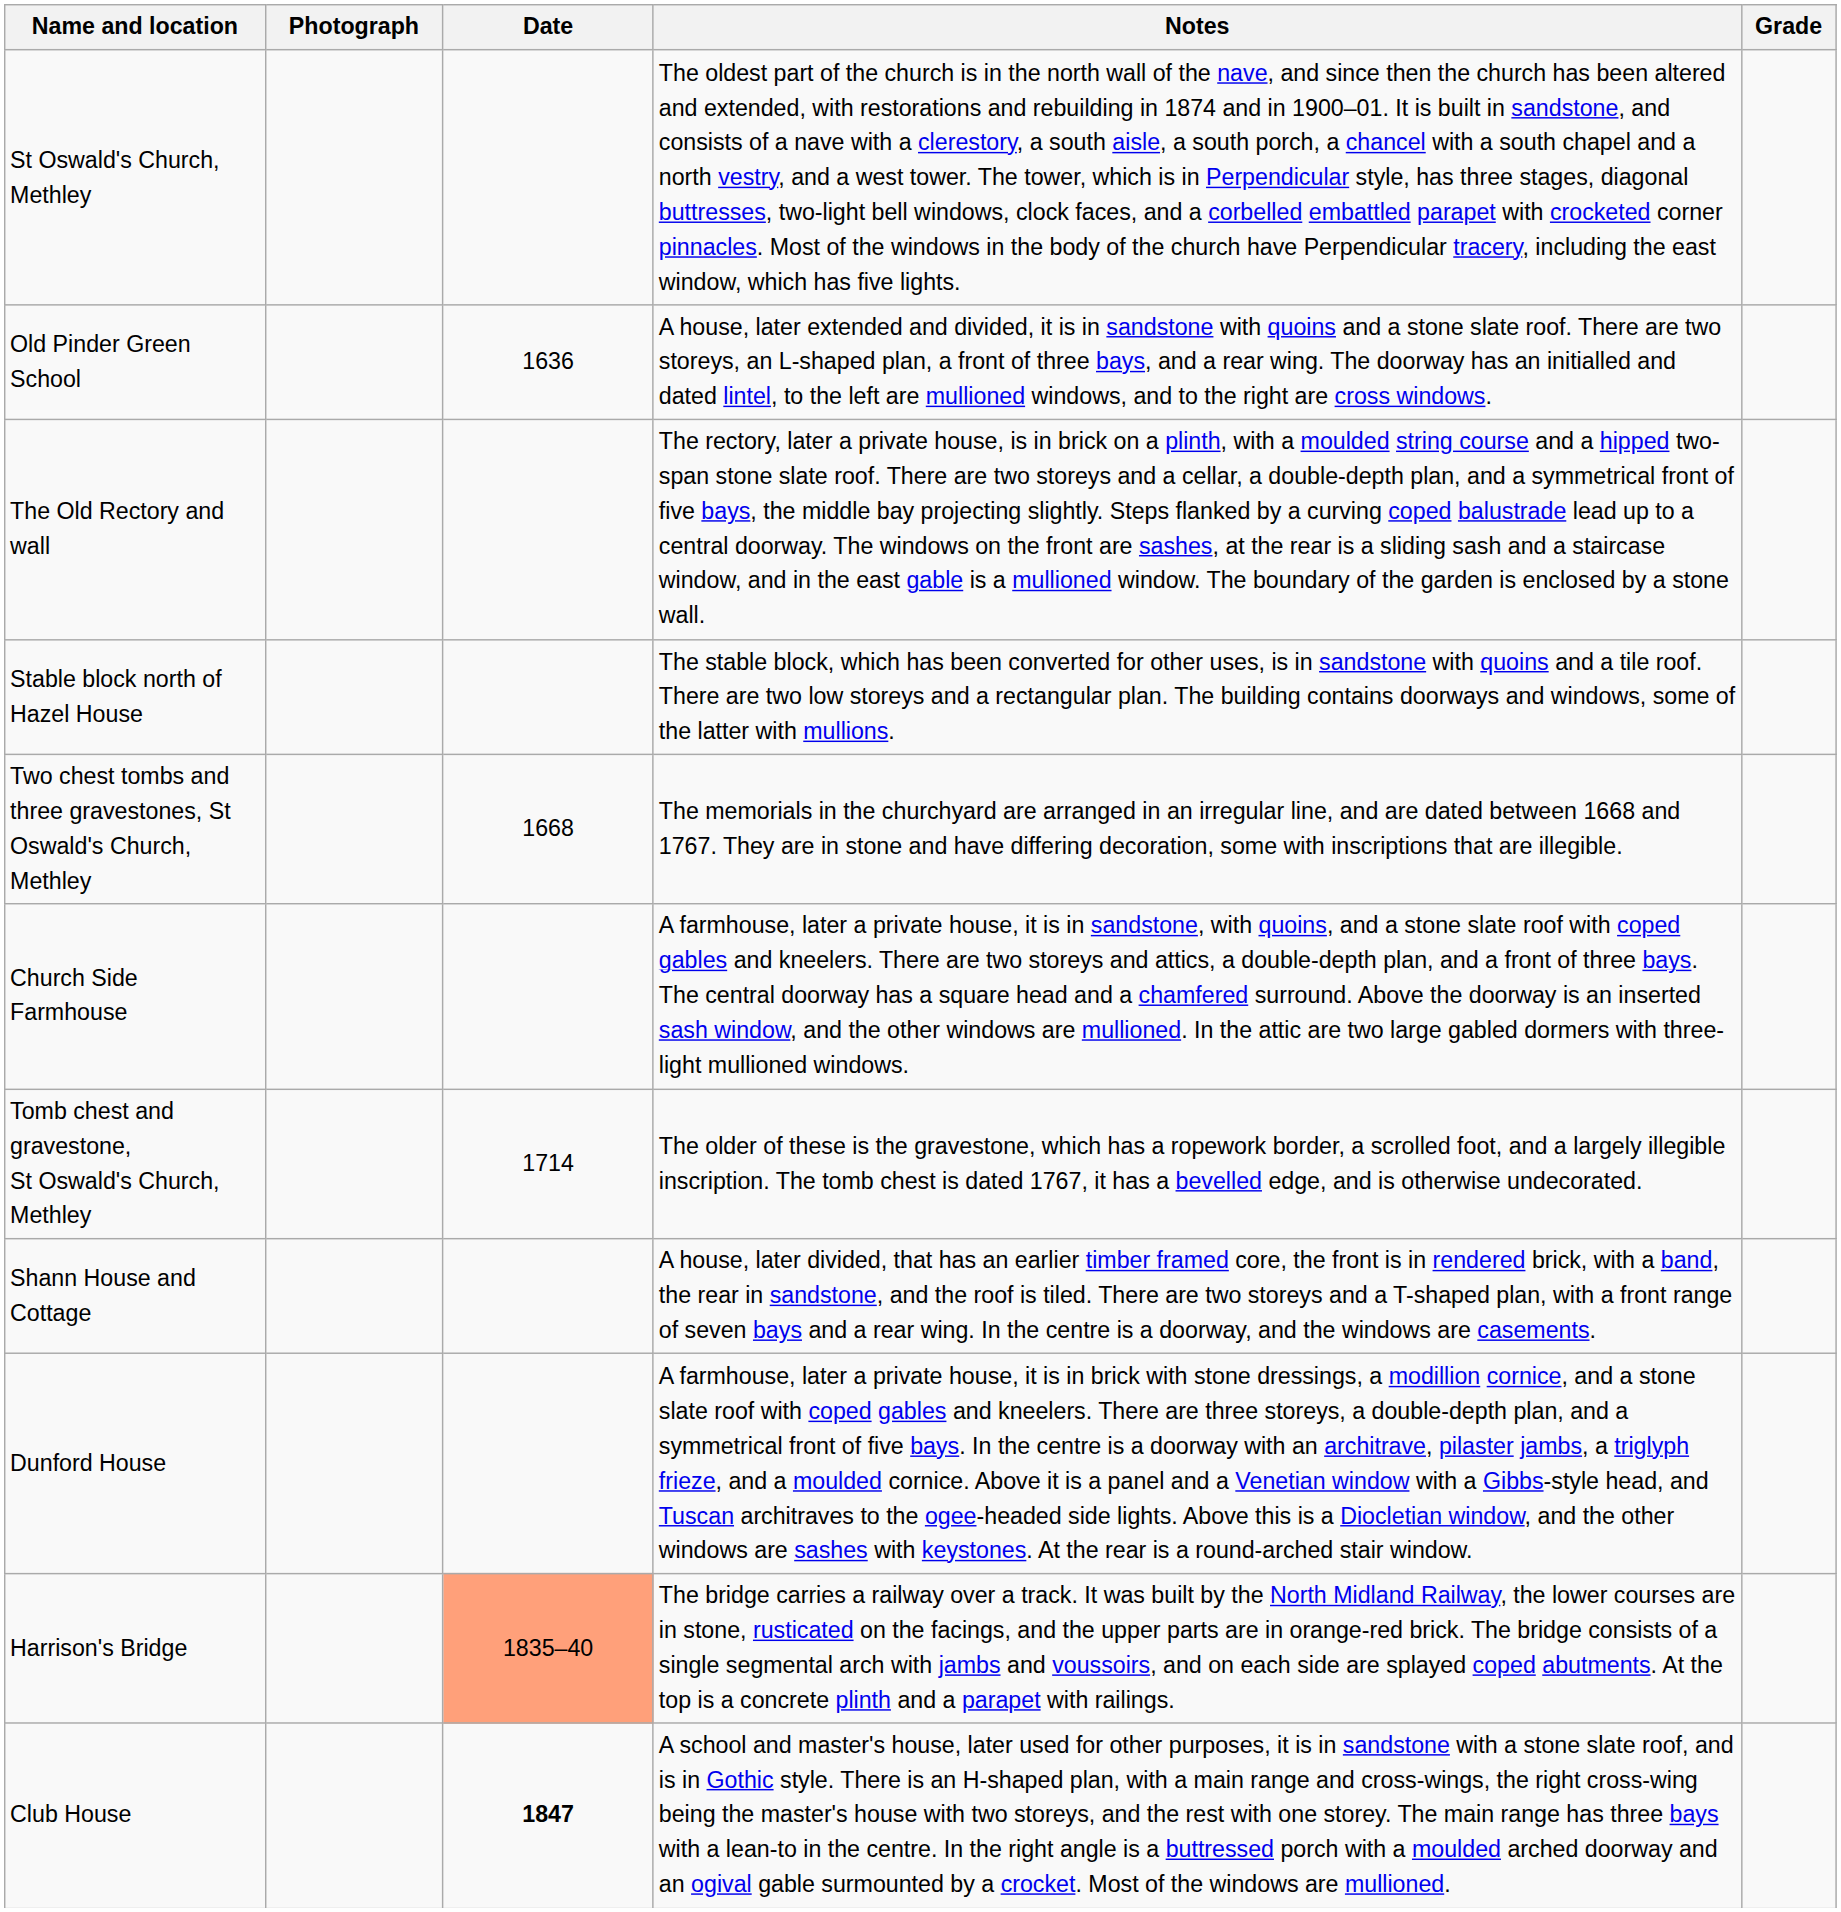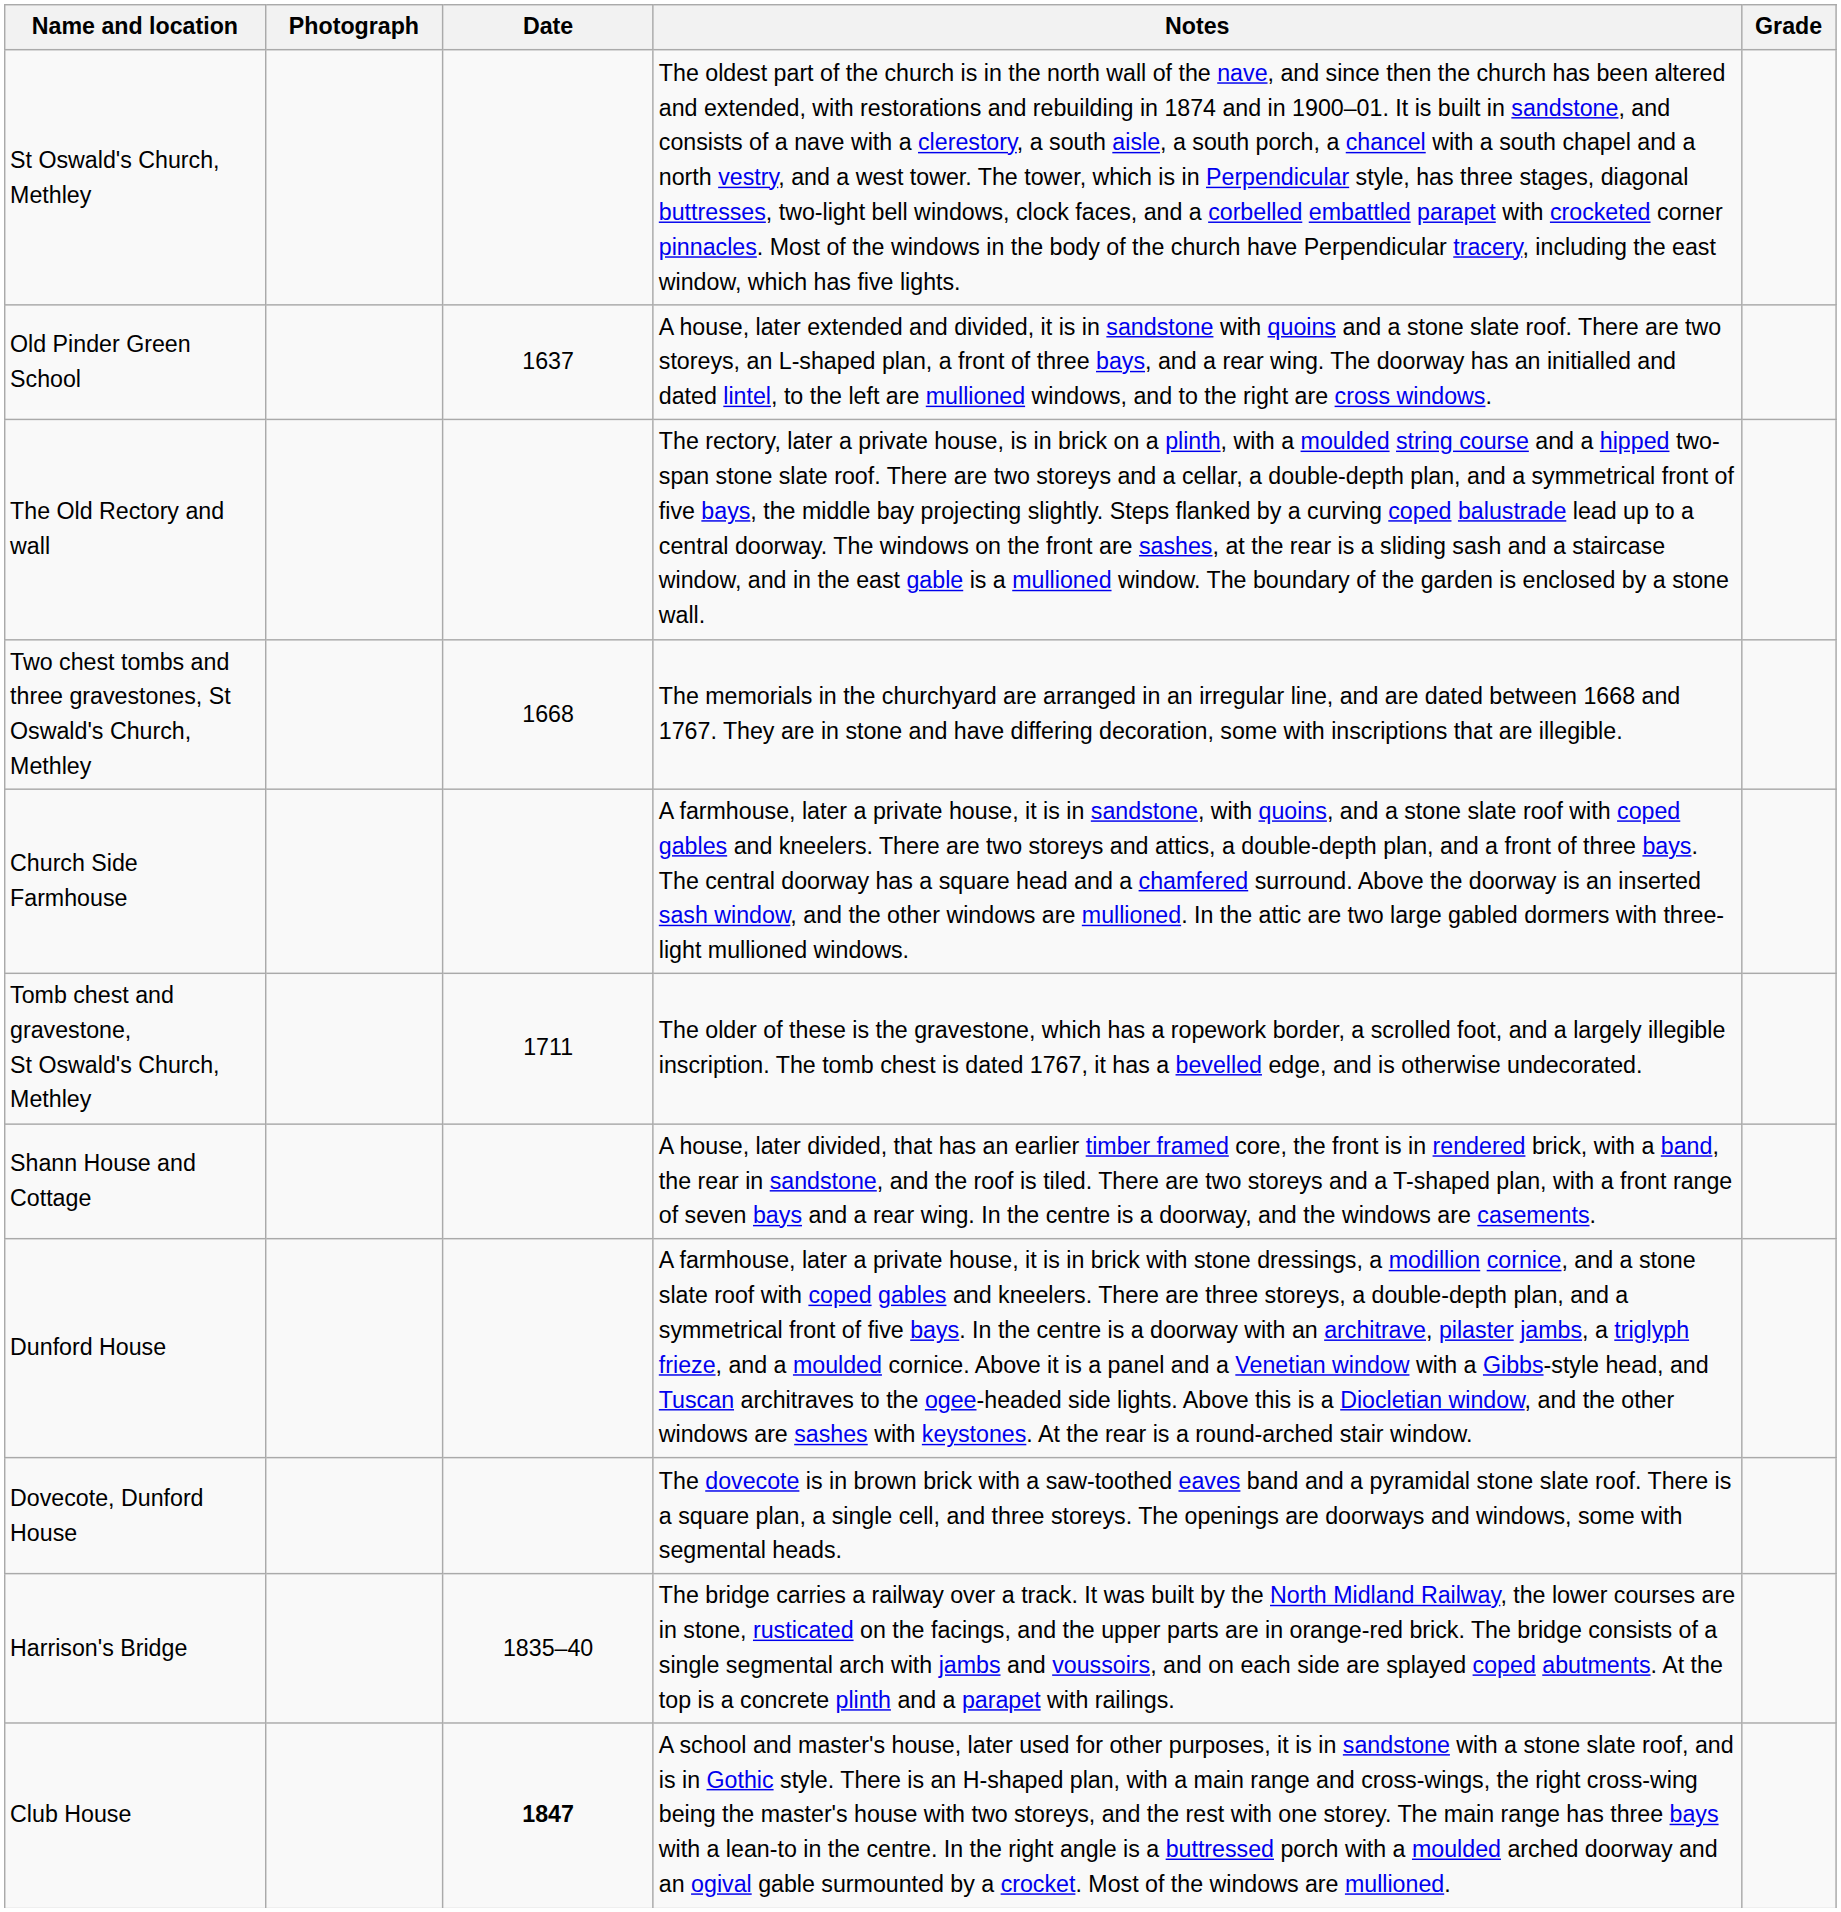(548, 361) 1636 -> (548, 361) 1637
- row: (116, 696)
(548, 1163) 1714 -> (548, 1048) 1711
+ row: (107, 1515)
(548, 1647) lightsalmon background -> (548, 1647) no background
